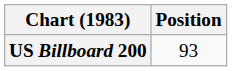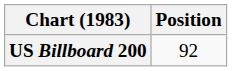(189, 50) 93 -> (189, 50) 92
